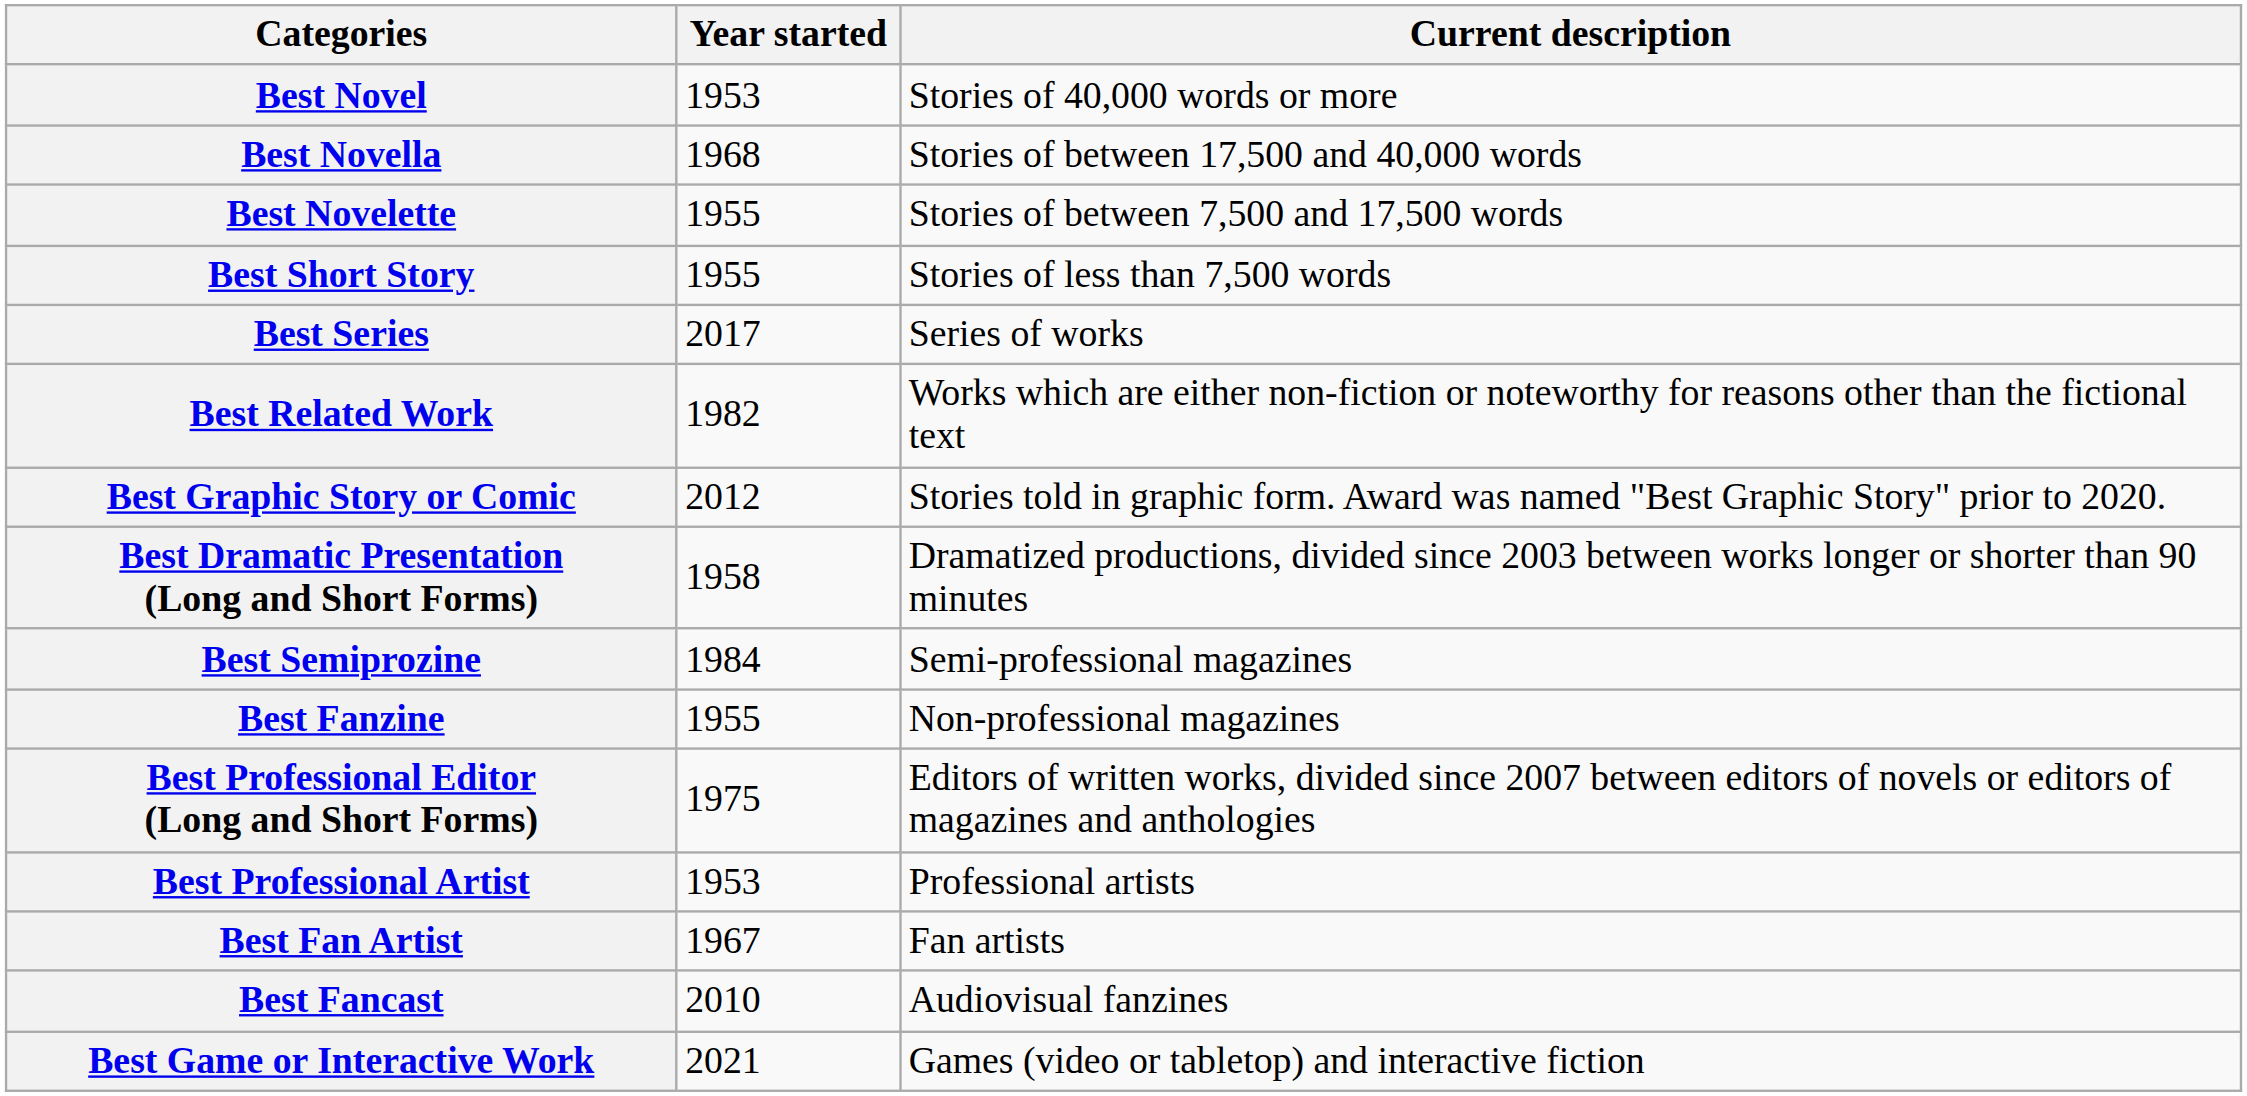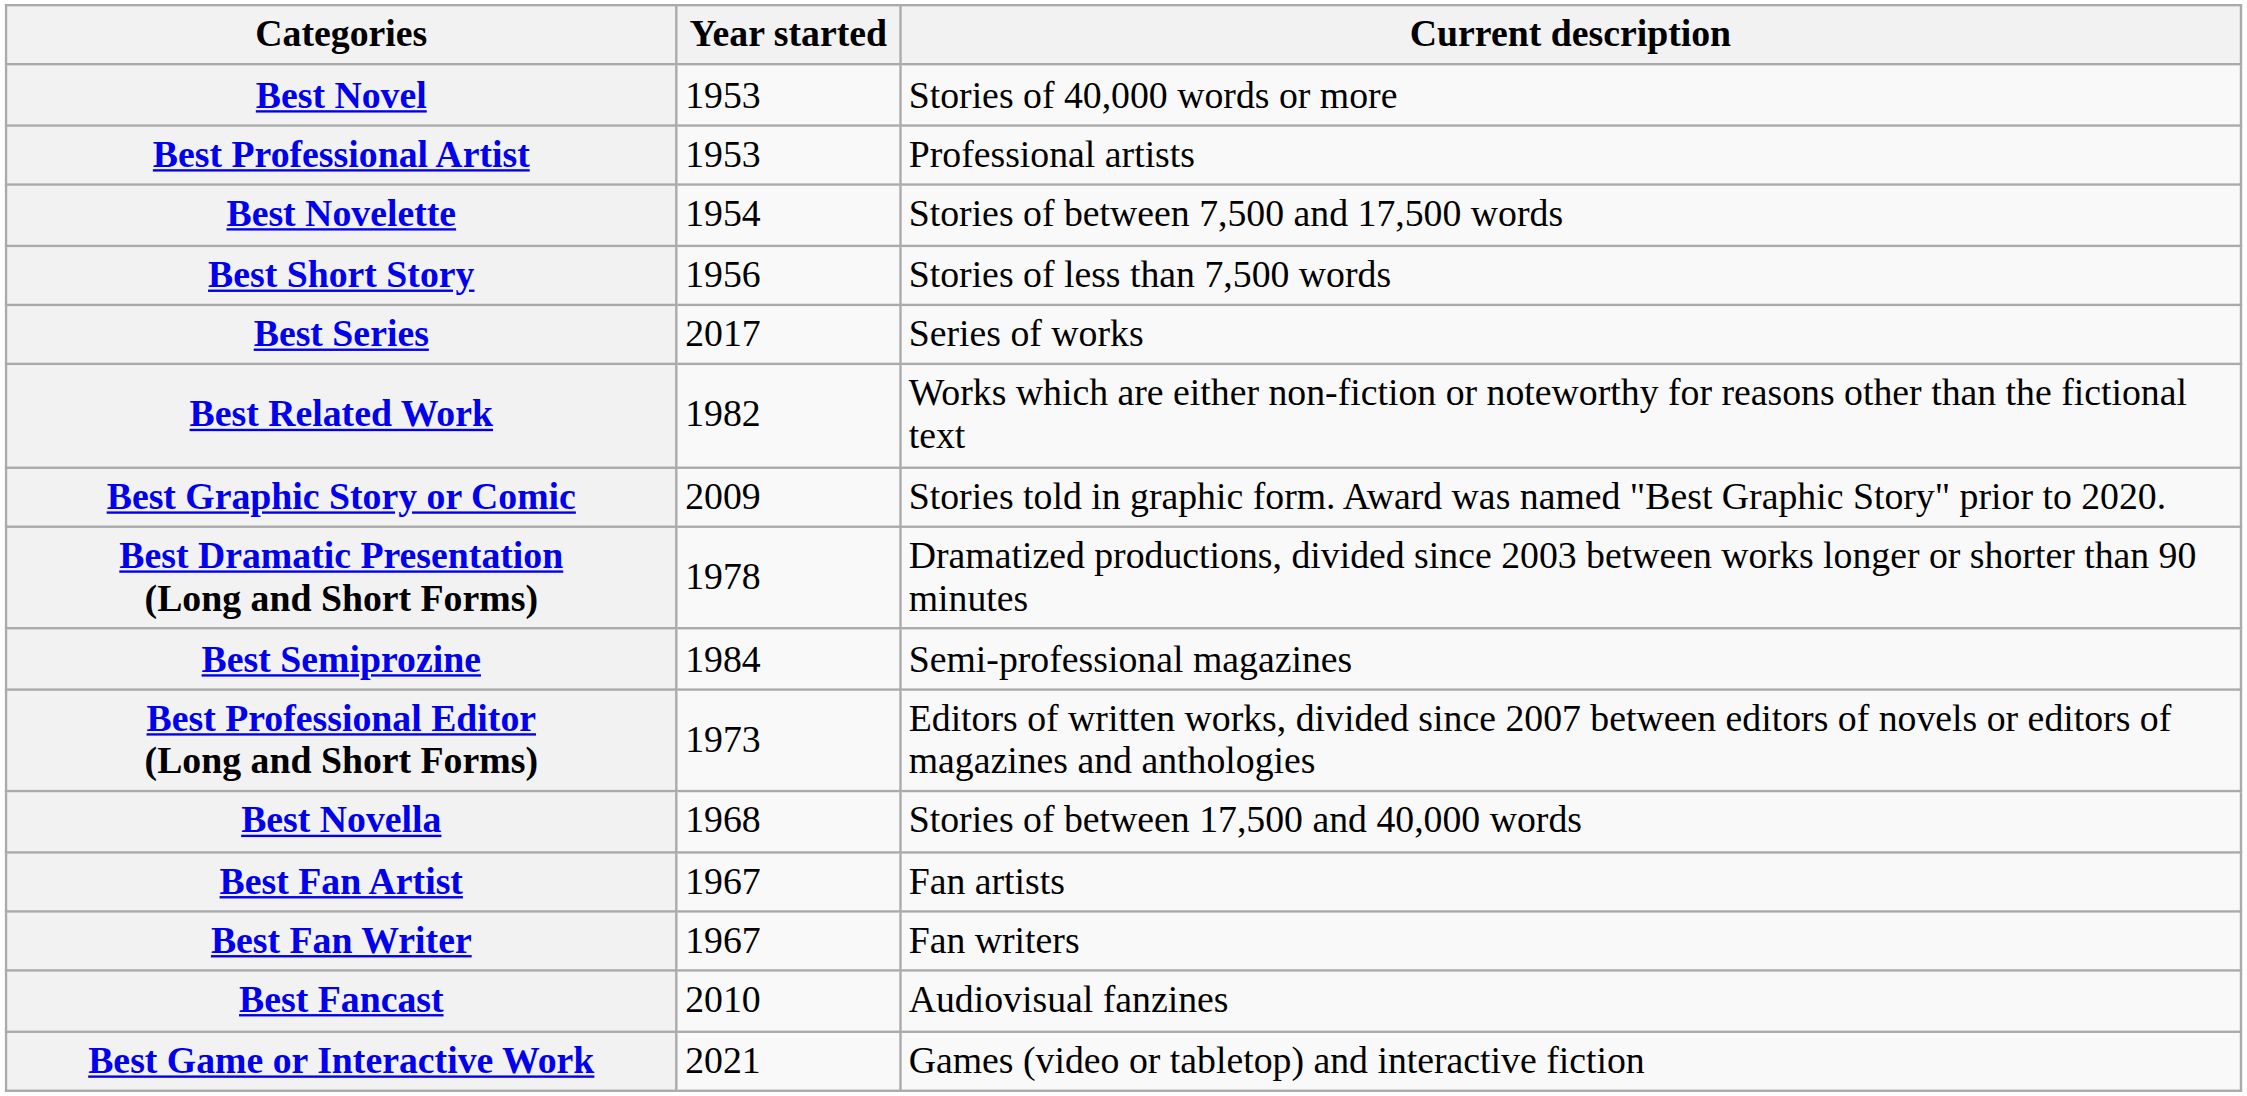rows swapped: (341, 154) <-> (341, 880)
(723, 214) 1955 -> (723, 214) 1954
(723, 273) 1955 -> (723, 273) 1956
(723, 496) 2012 -> (723, 496) 2009
(723, 577) 1958 -> (723, 577) 1978
- row: (341, 718)
(723, 799) 1975 -> (723, 739) 1973
+ row: (341, 940)
